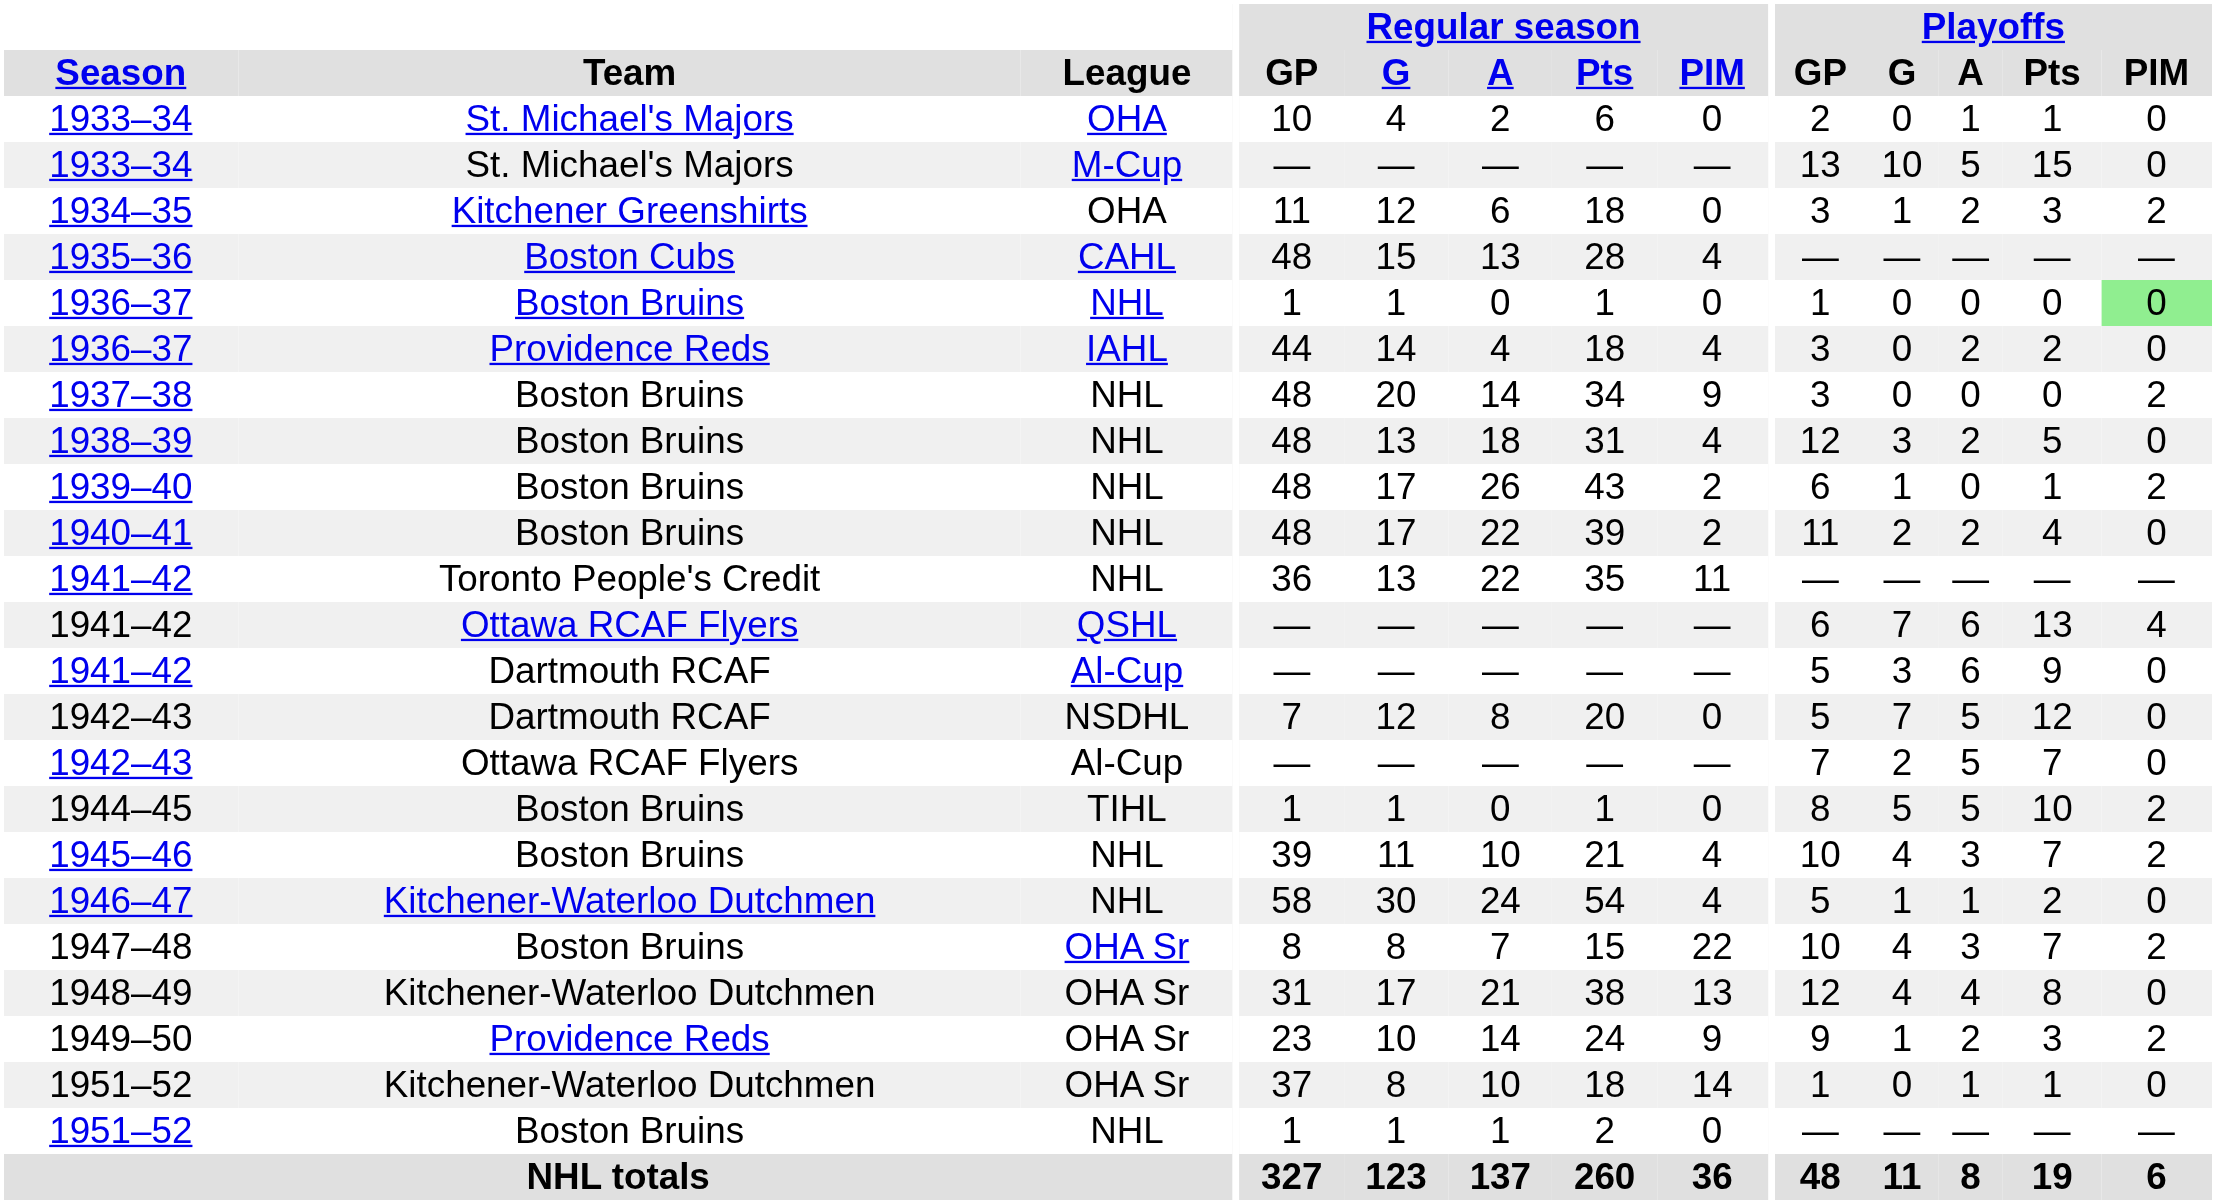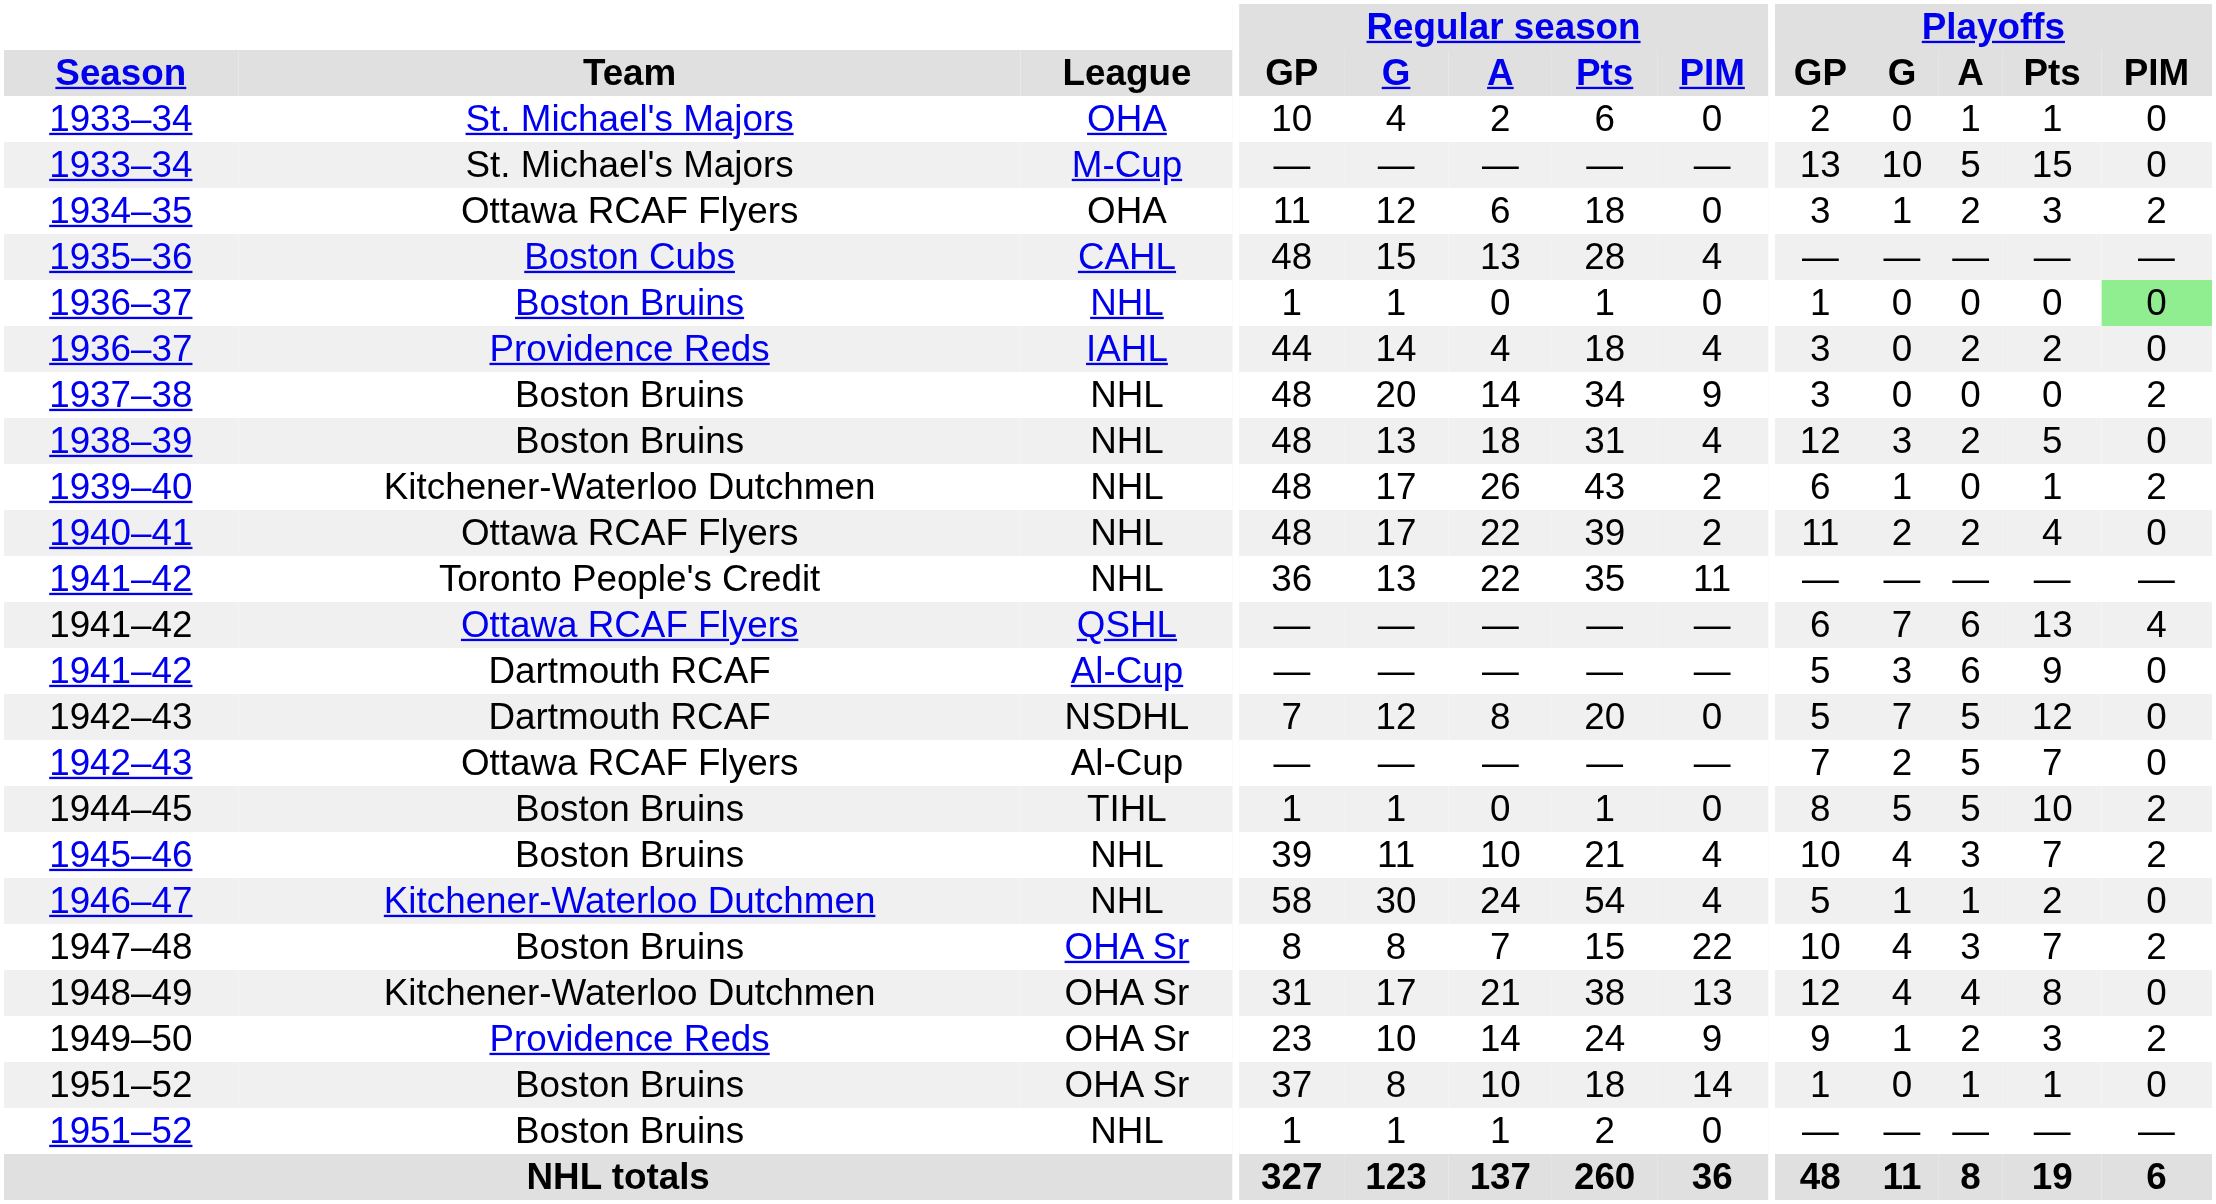(630, 210) Kitchener Greenshirts -> (630, 210) Ottawa RCAF Flyers
(630, 486) Boston Bruins -> (630, 486) Kitchener-Waterloo Dutchmen
(630, 532) Boston Bruins -> (630, 532) Ottawa RCAF Flyers
(630, 1084) Kitchener-Waterloo Dutchmen -> (630, 1084) Boston Bruins
